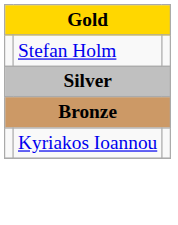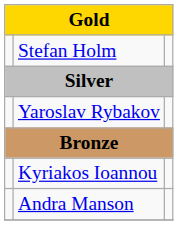+ row: (89, 111)
+ row: (76, 204)
